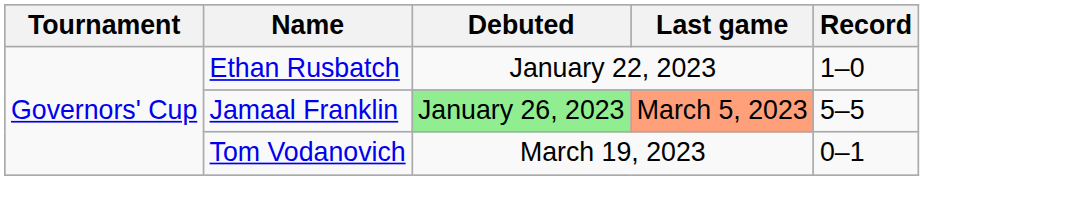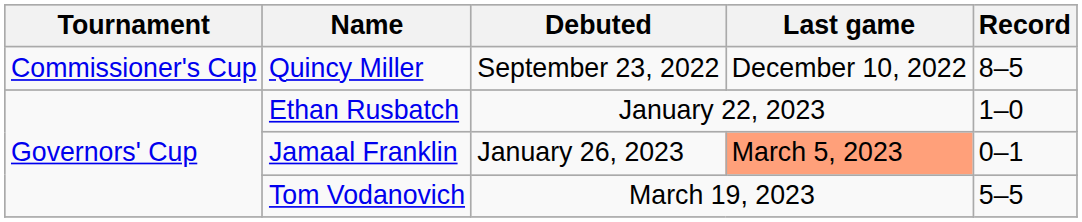+ row: (346, 68)
(521, 110) lightgreen background -> (581, 152) no background
(842, 110) 5–5 -> (1001, 152) 0–1
(842, 152) 0–1 -> (1001, 195) 5–5
